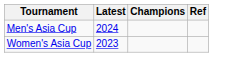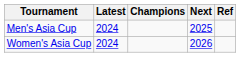+ column: (201, 12)
(107, 44) 2023 -> (107, 44) 2024
